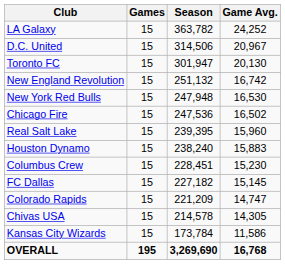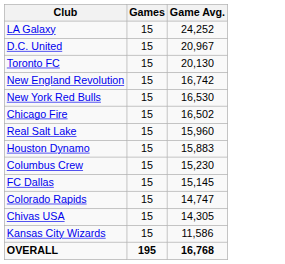- column: (194, 13)
